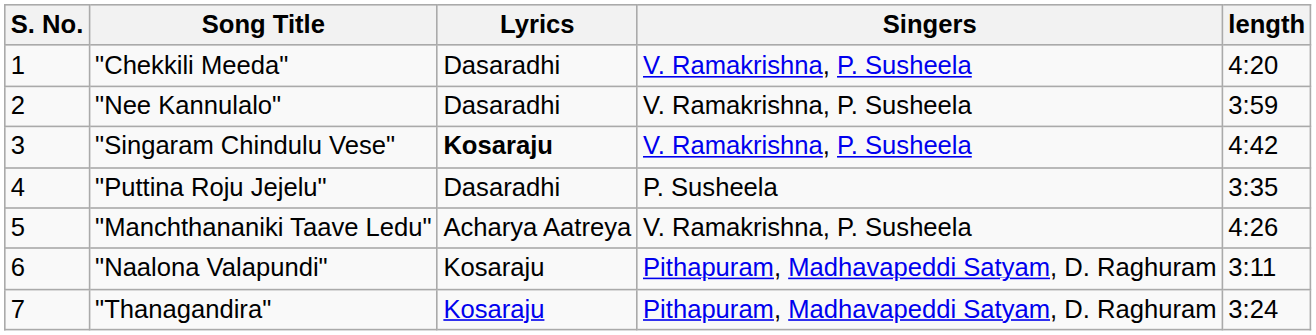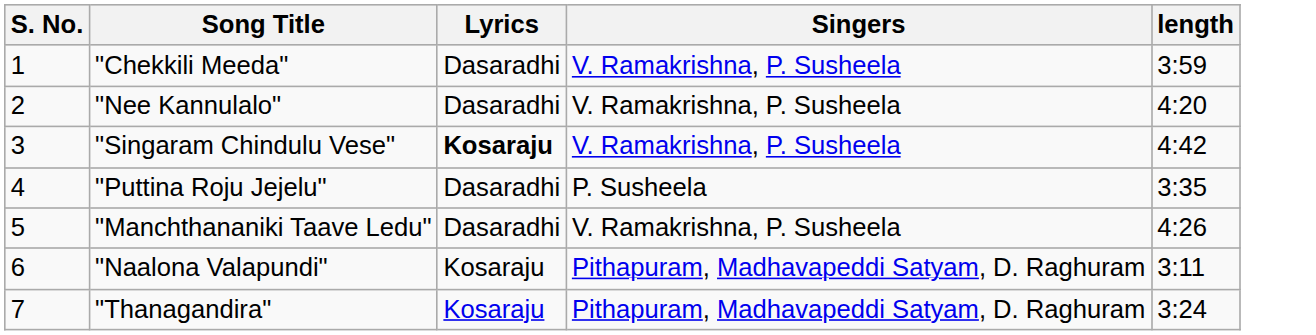(1253, 65) 4:20 -> (1182, 65) 3:59
(1253, 106) 3:59 -> (1182, 106) 4:20
(537, 227) Acharya Aatreya -> (502, 227) Dasaradhi
